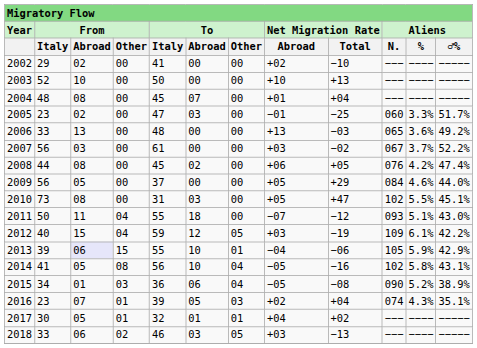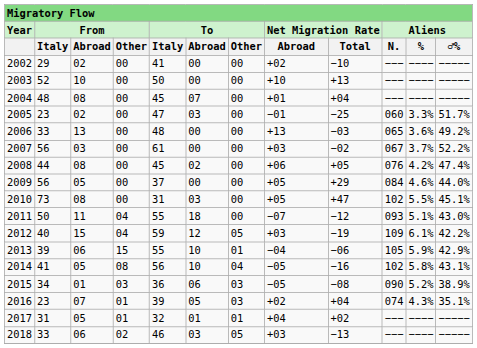(79, 250) lavender background -> (79, 250) no background
(237, 284) 04 -> (237, 284) 03
(43, 318) 30 -> (43, 318) 31
